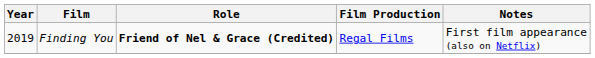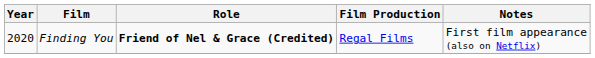(21, 38) 2019 -> (21, 38) 2020
